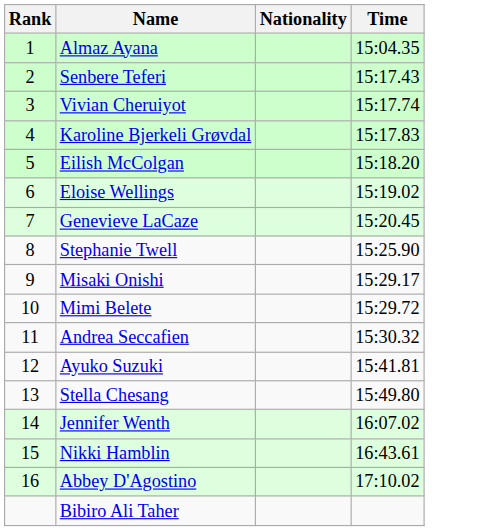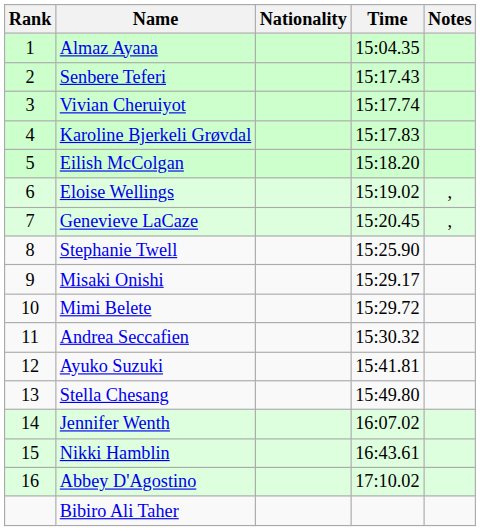+ column: (450, 18)
